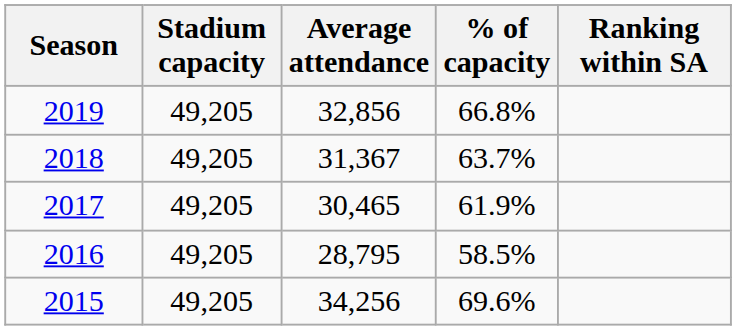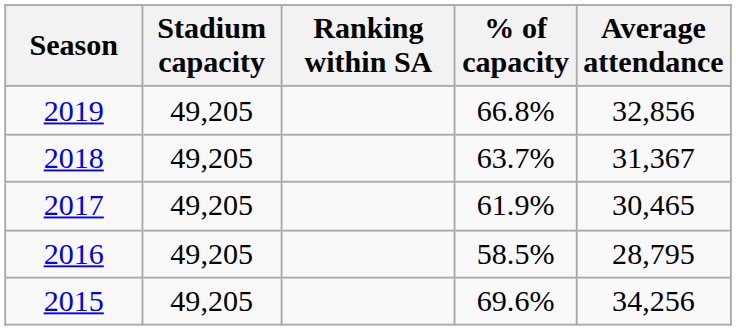columns swapped: (359, 45) <-> (644, 45)
